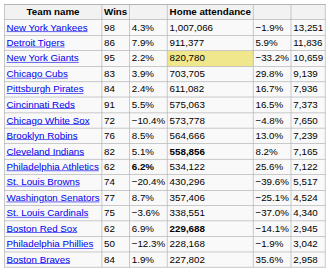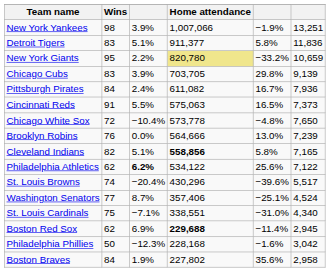(143, 27) 4.3% -> (143, 27) 3.9%
(109, 43) 86 -> (109, 43) 83
(143, 43) 7.9% -> (143, 43) 5.1%
(267, 43) 5.9% -> (267, 43) 5.8%
(143, 136) 8.5% -> (143, 136) 0.0%
(267, 151) 8.2% -> (267, 151) 5.8%
(146, 213) −3.6% -> (146, 213) −7.1%
(272, 213) −37.0% -> (272, 213) −31.0%
(272, 228) −14.1% -> (272, 228) −11.4%
(269, 244) −1.9% -> (269, 244) −1.6%
